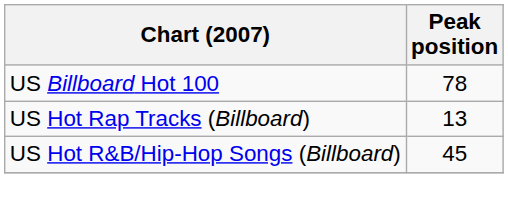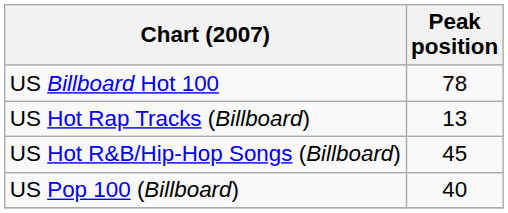+ row: (124, 189)
